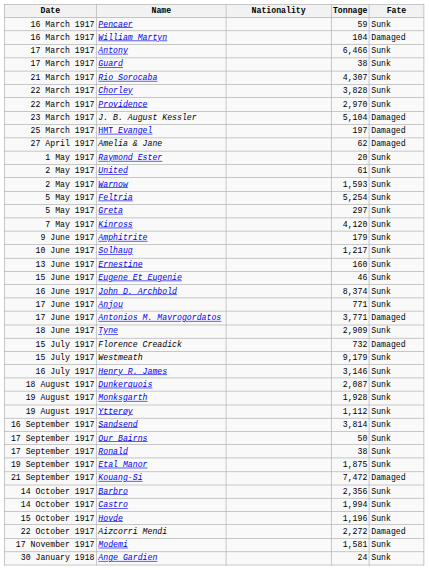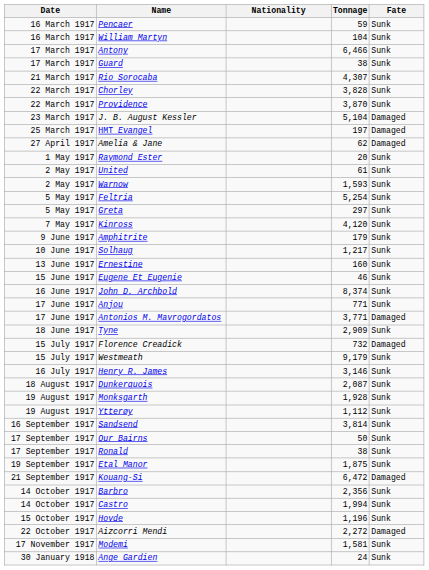(388, 38) Damaged -> (381, 38) Sunk
(355, 104) 2,970 -> (355, 104) 3,870
(355, 478) 7,472 -> (355, 478) 6,472
